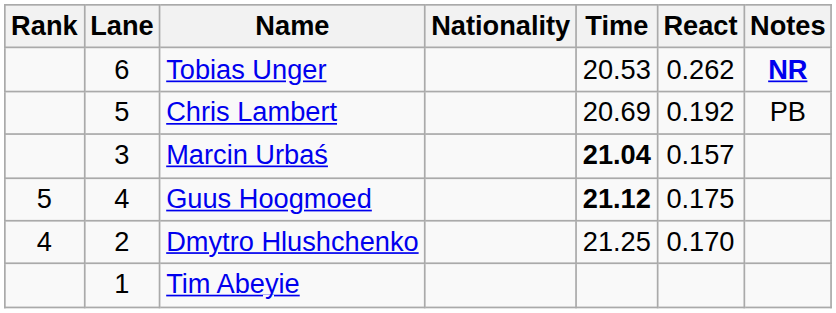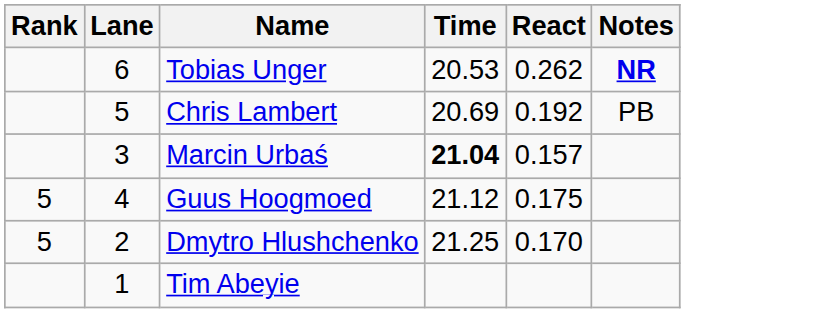- column: (501, 26)
(617, 198) bold -> (465, 198) normal
(44, 241) 4 -> (44, 241) 5
